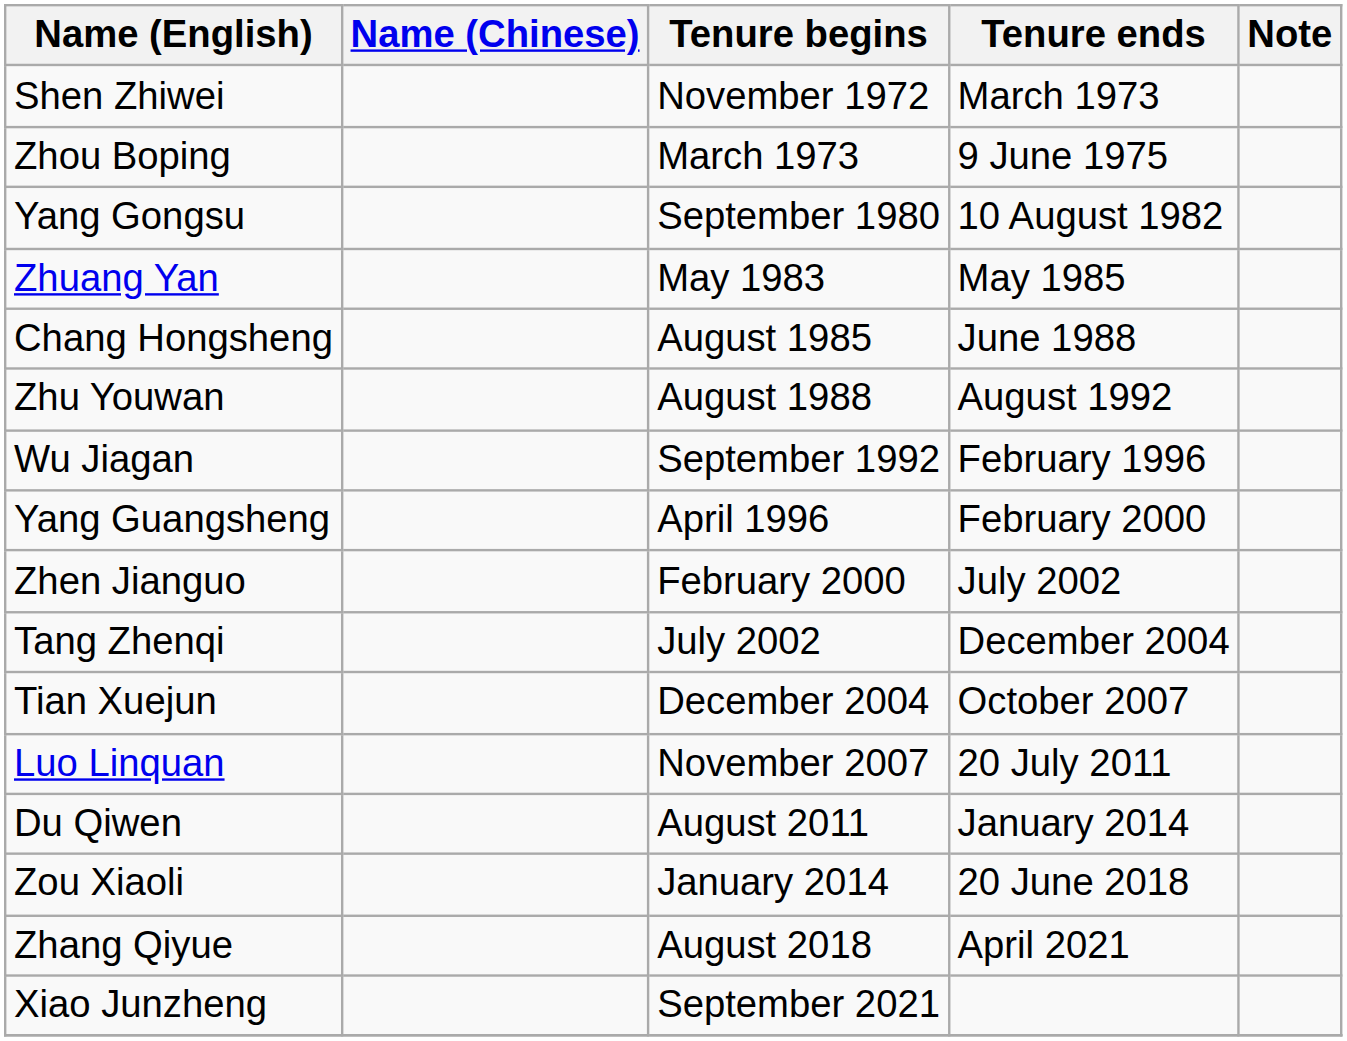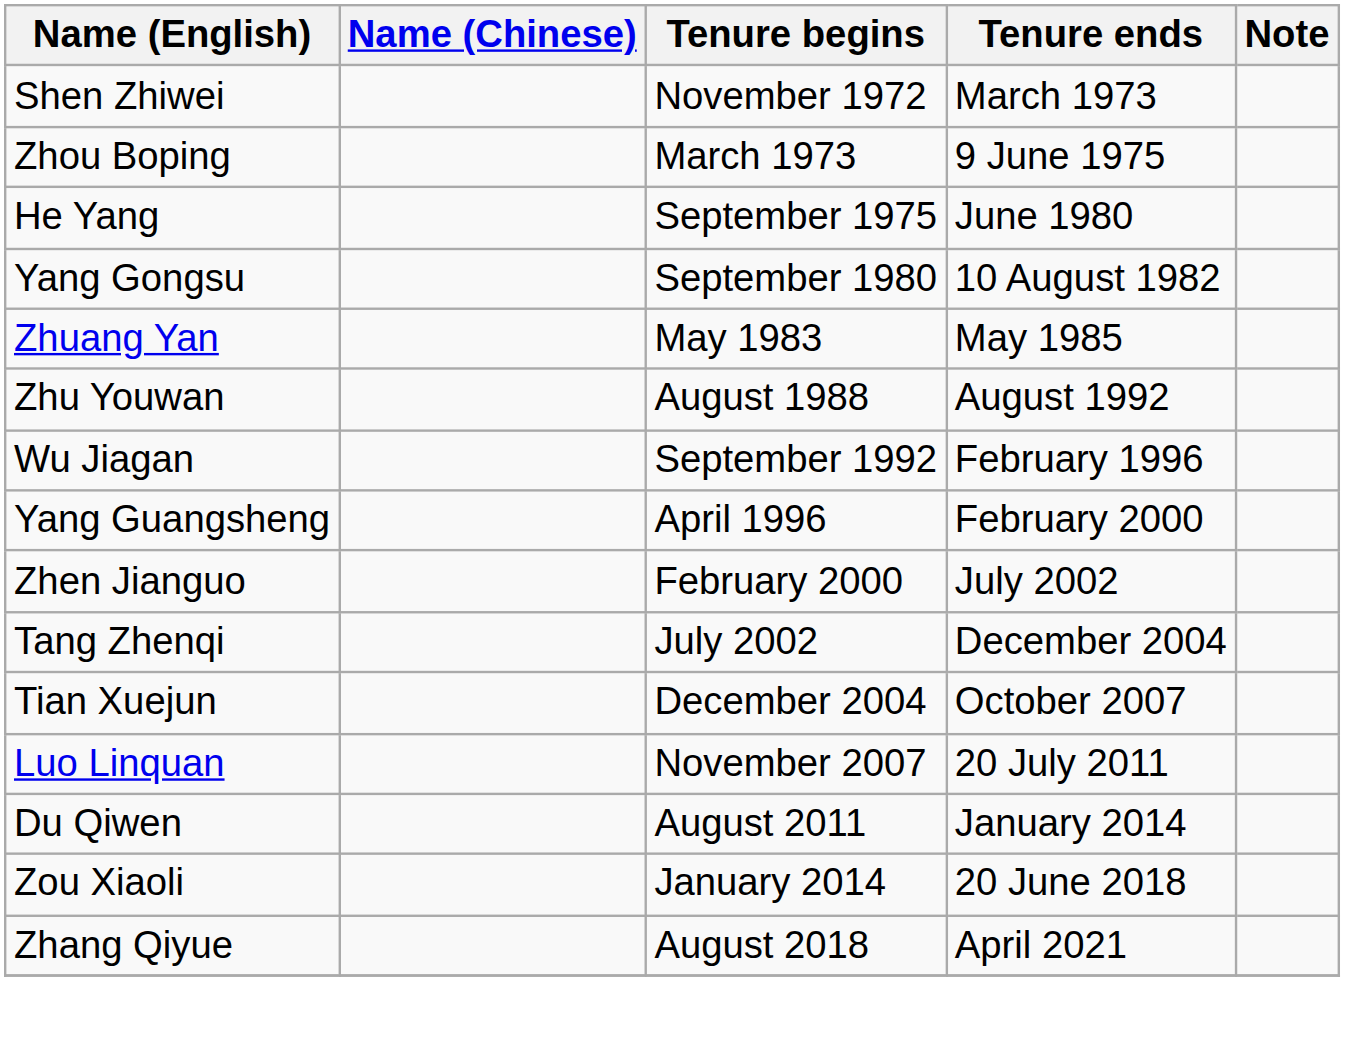+ row: (87, 216)
- row: (173, 338)
- row: (141, 1005)
